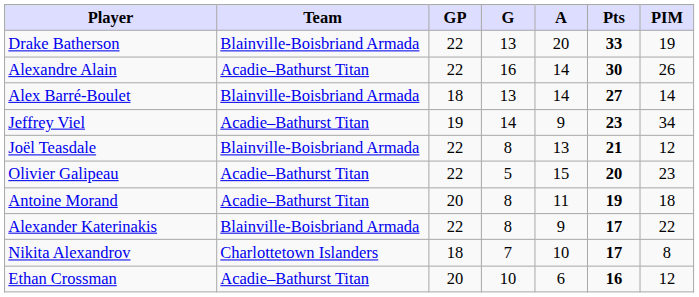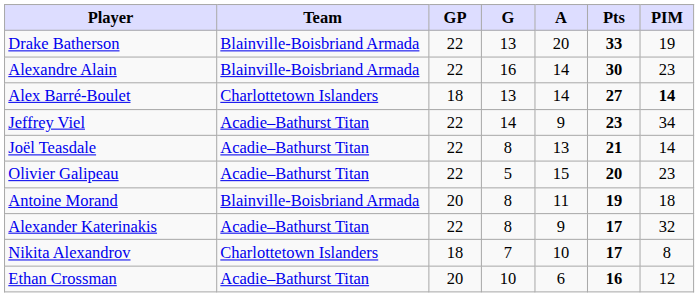(295, 69) Acadie–Bathurst Titan -> (320, 69) Blainville-Boisbriand Armada
(667, 69) 26 -> (667, 69) 23
(320, 95) Blainville-Boisbriand Armada -> (299, 95) Charlottetown Islanders
(667, 95) normal -> (667, 95) bold
(455, 122) 19 -> (455, 122) 22
(320, 148) Blainville-Boisbriand Armada -> (295, 148) Acadie–Bathurst Titan
(667, 148) 12 -> (667, 148) 14
(295, 200) Acadie–Bathurst Titan -> (320, 200) Blainville-Boisbriand Armada
(320, 226) Blainville-Boisbriand Armada -> (295, 226) Acadie–Bathurst Titan
(667, 226) 22 -> (667, 226) 32
